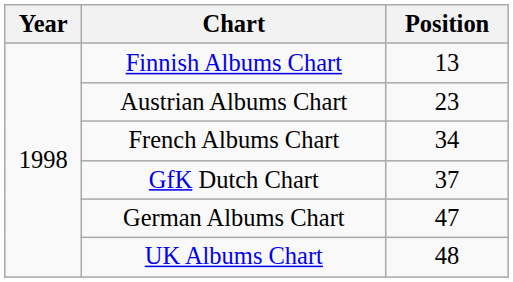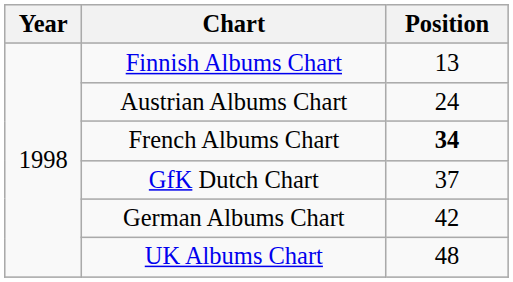(447, 101) 23 -> (447, 101) 24
(447, 140) normal -> (447, 140) bold
(447, 218) 47 -> (447, 218) 42
